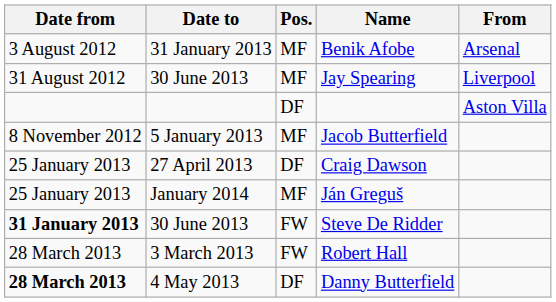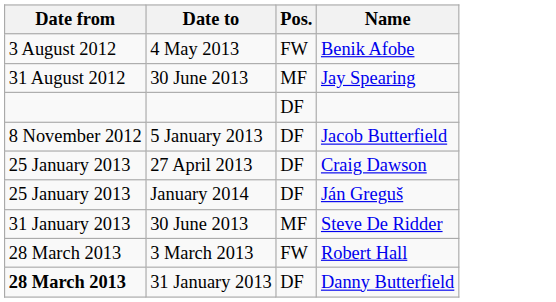- column: (505, 19)
(211, 48) 31 January 2013 -> (195, 48) 4 May 2013
(294, 48) MF -> (294, 48) FW
(294, 136) MF -> (292, 136) DF
(294, 194) MF -> (292, 194) DF
(74, 223) bold -> (70, 223) normal
(294, 223) FW -> (294, 223) MF
(195, 282) 4 May 2013 -> (211, 282) 31 January 2013
